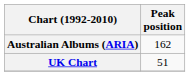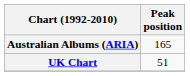(163, 44) 162 -> (163, 44) 165
